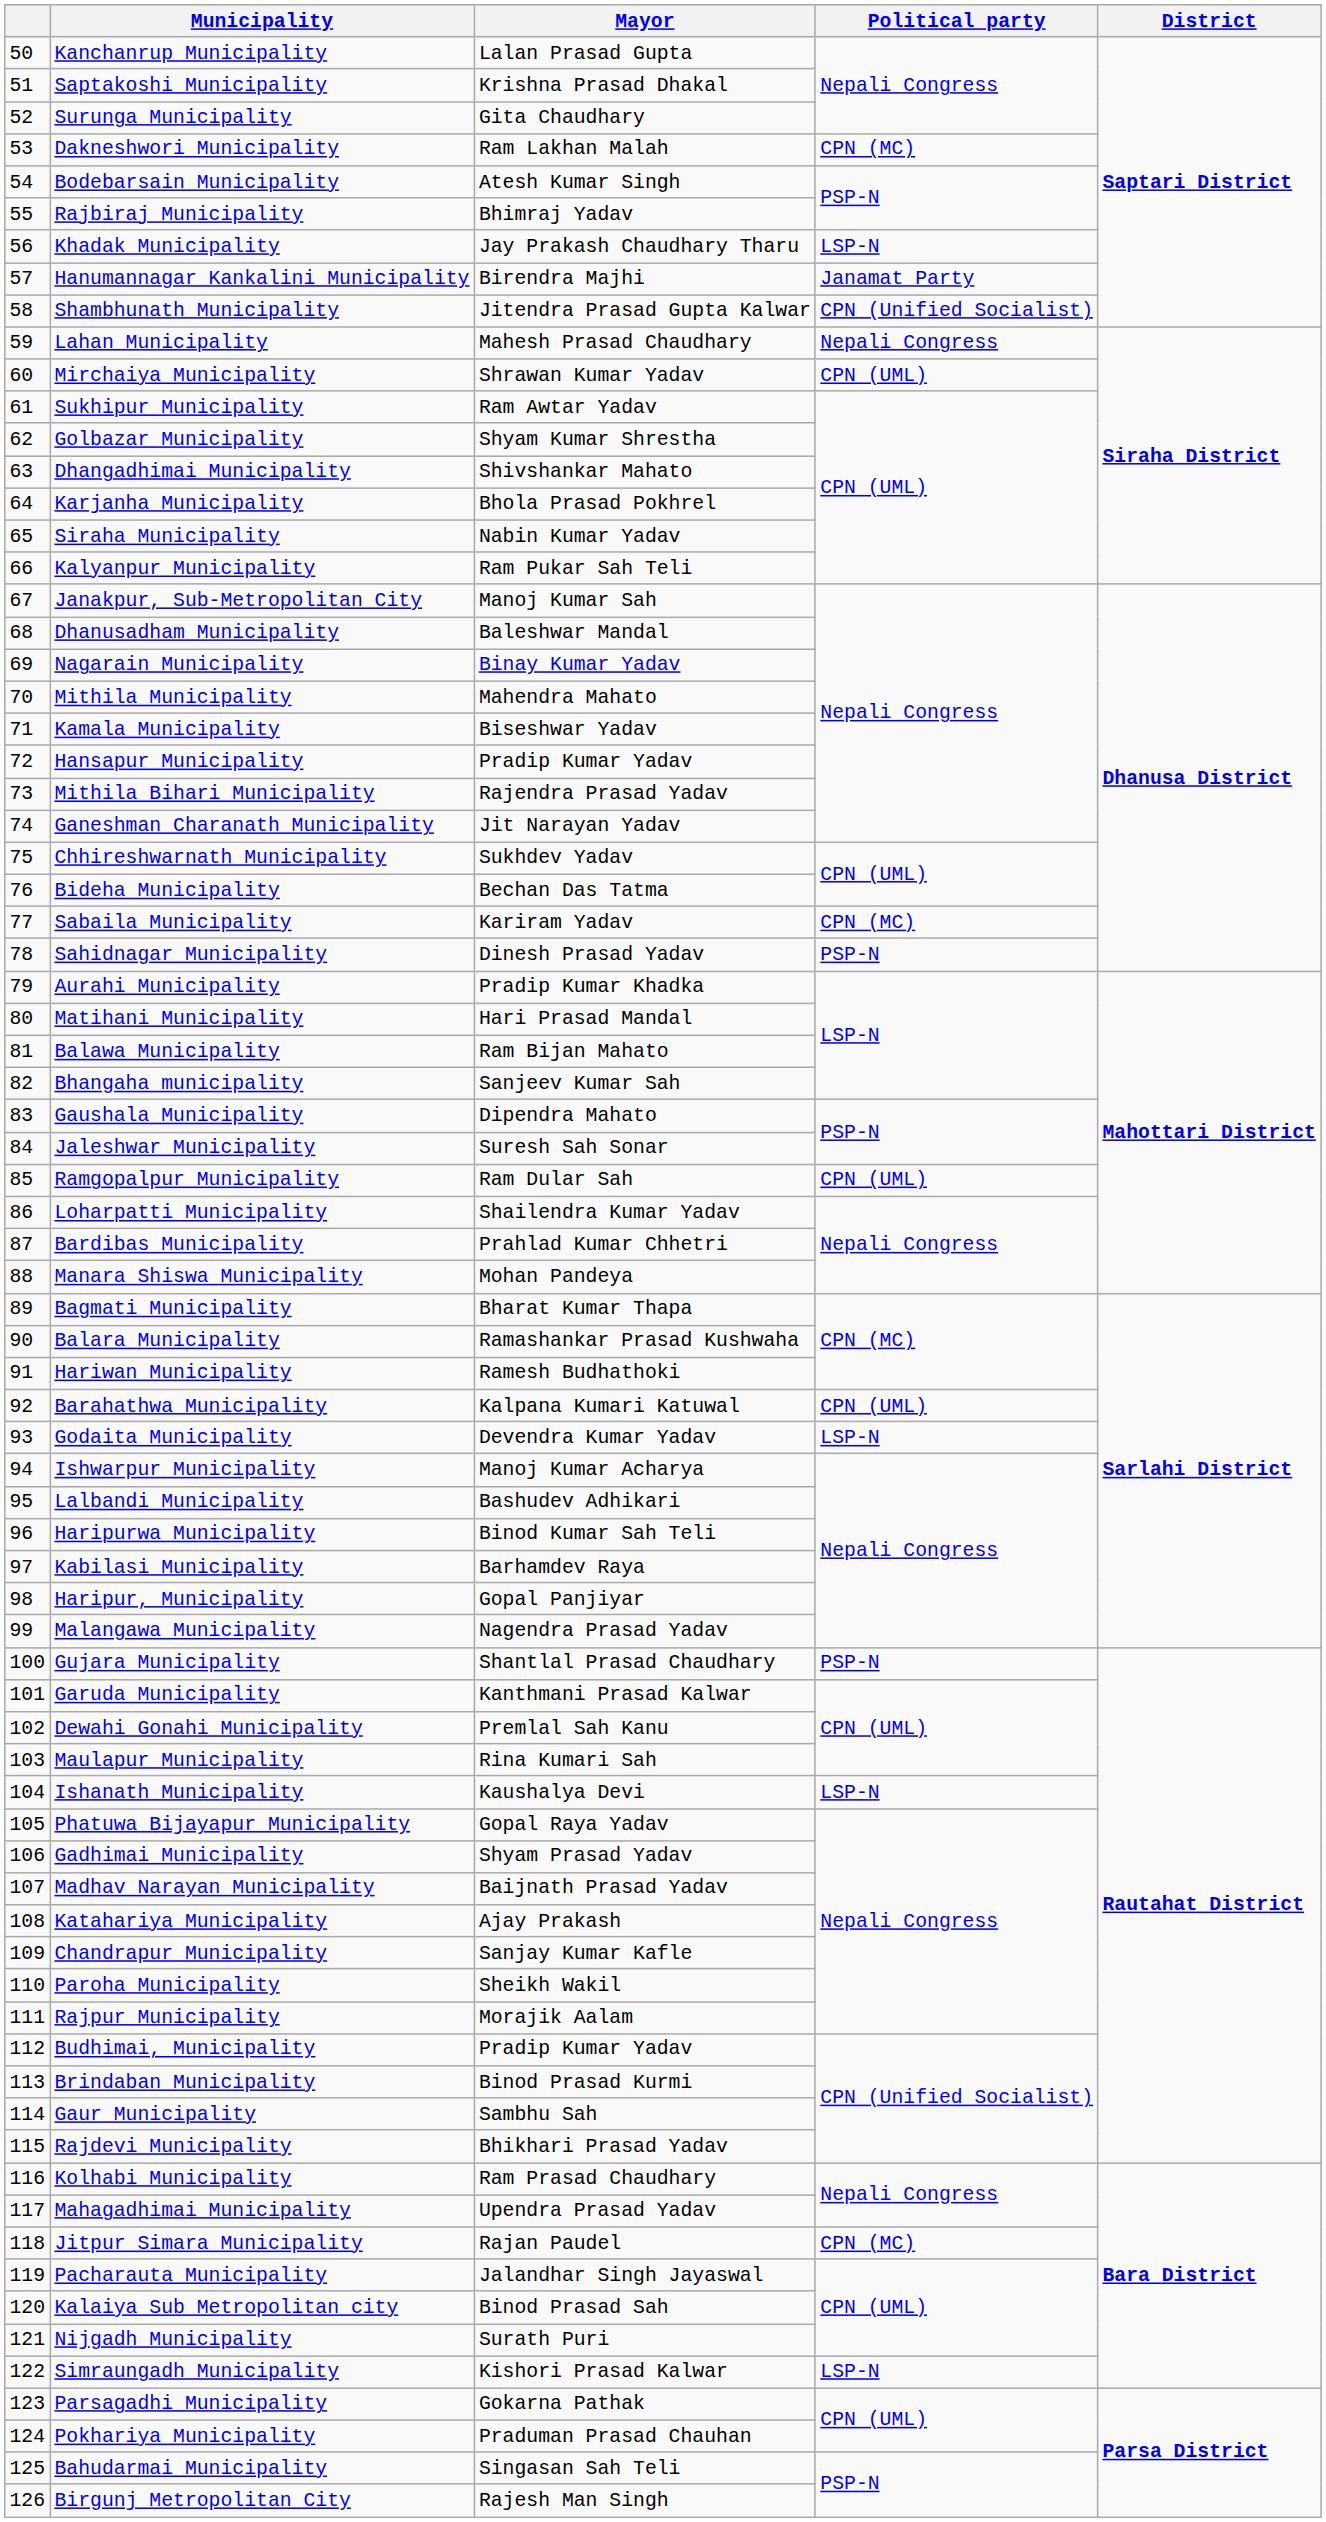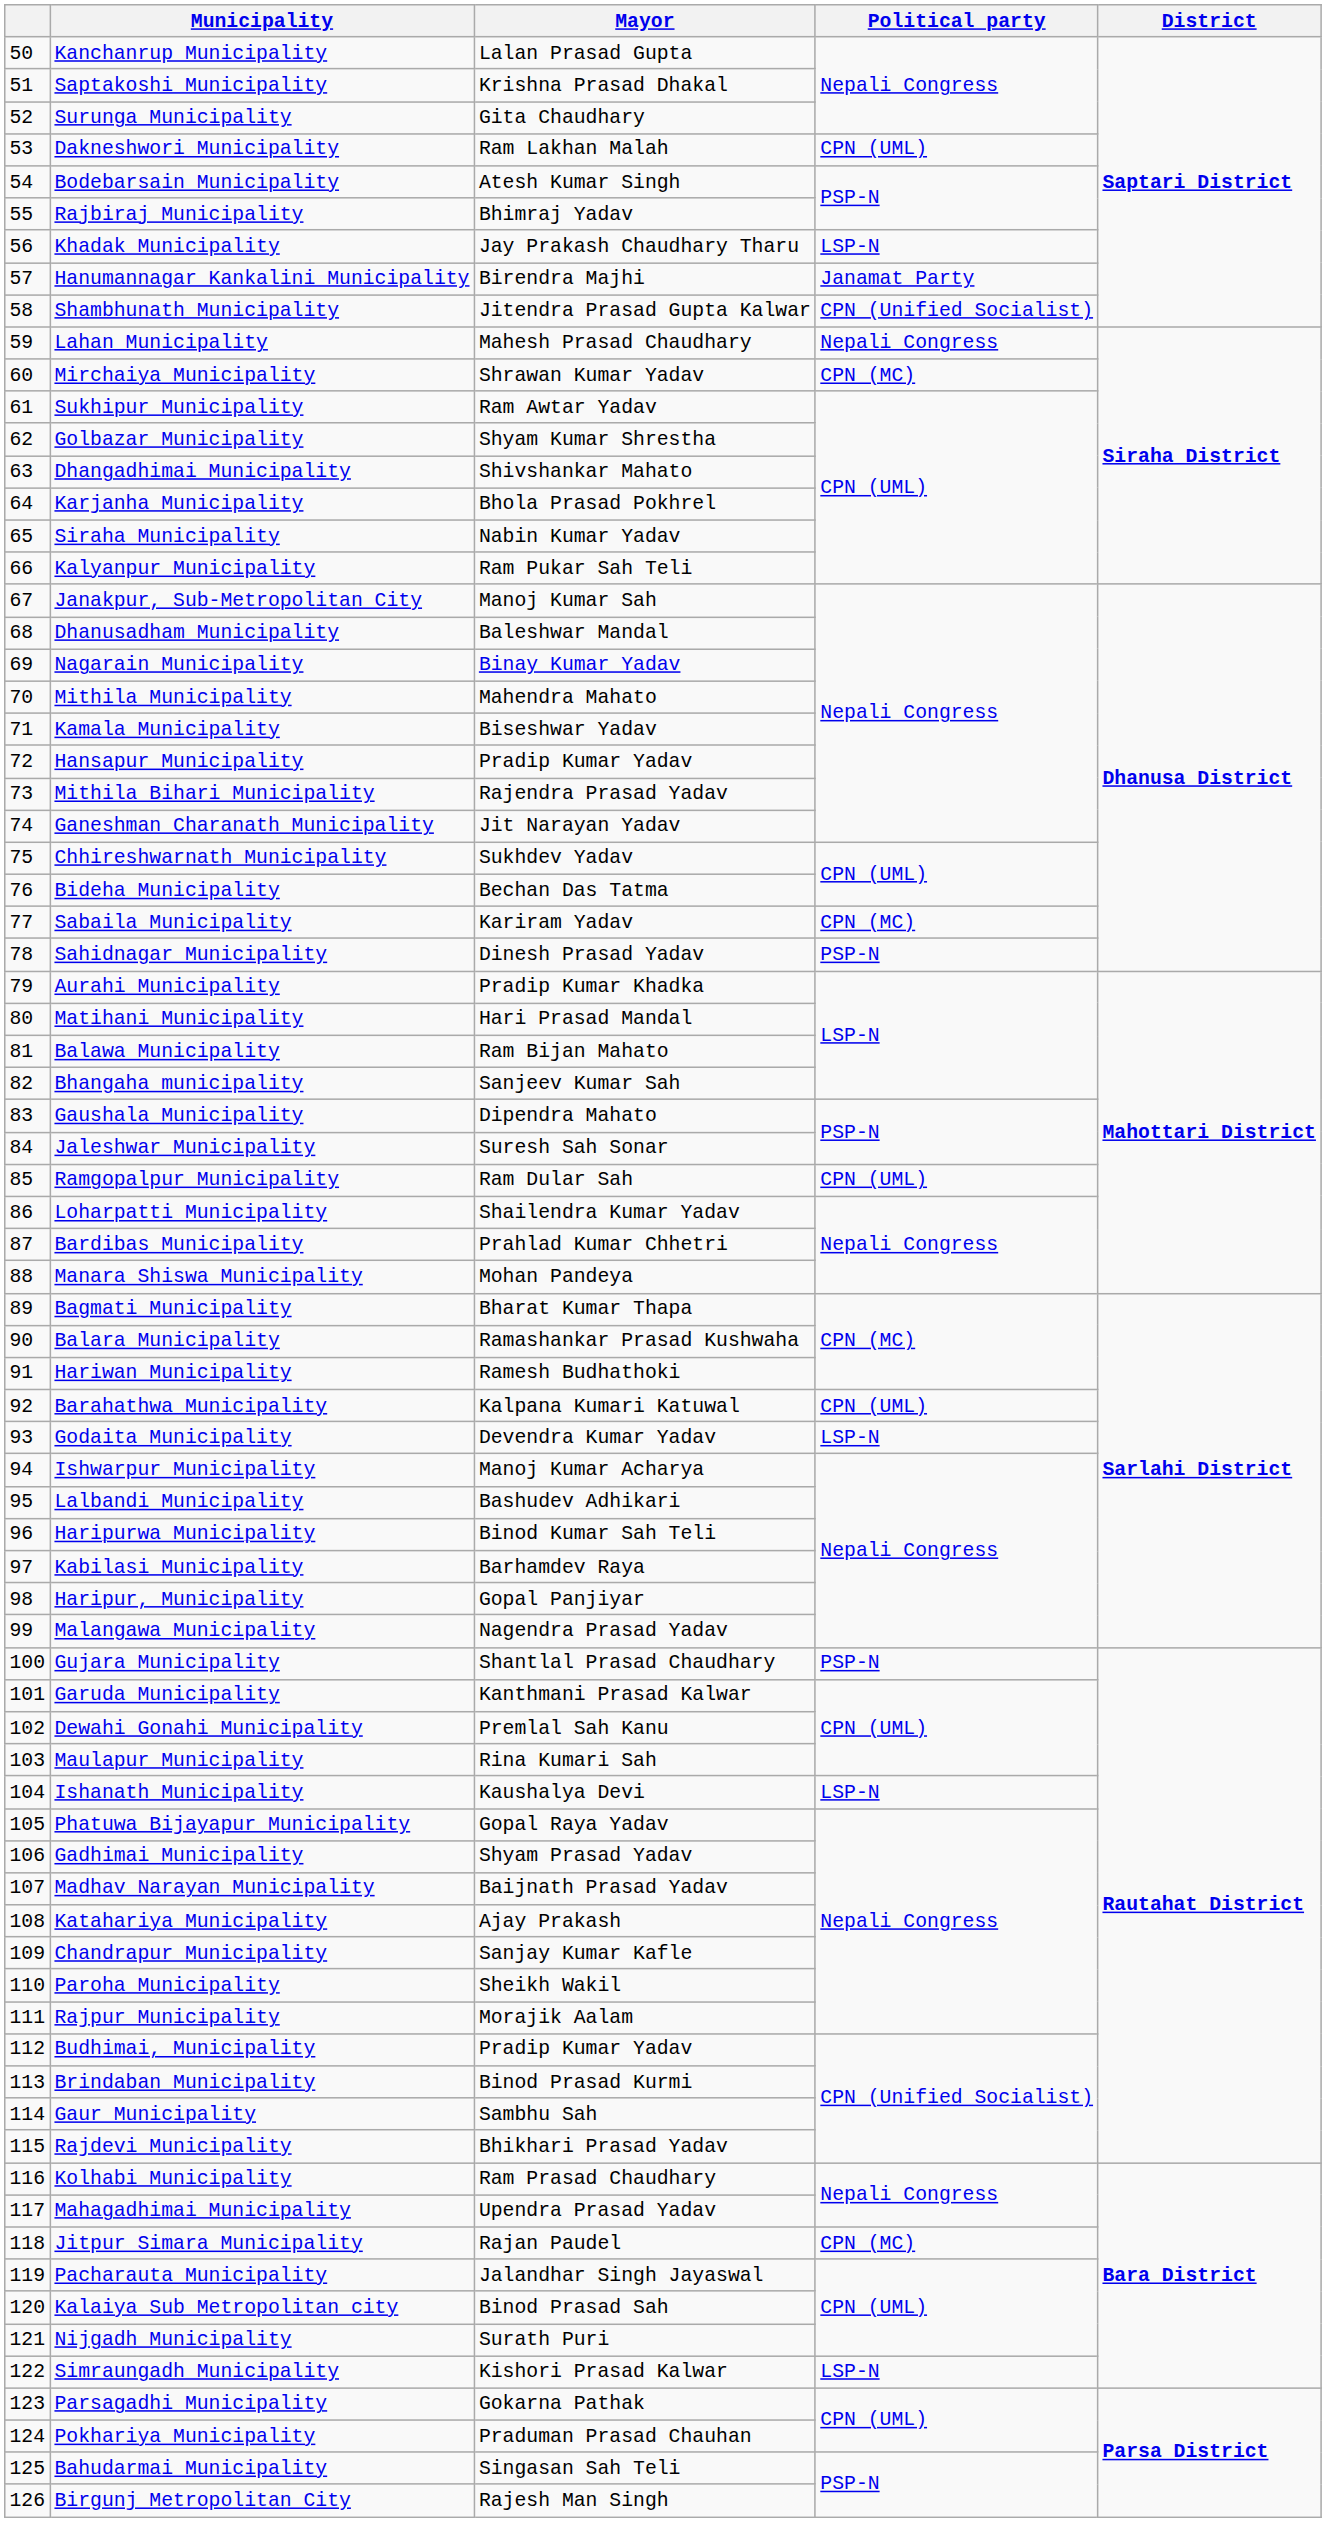(868, 150) CPN (MC) -> (874, 150) CPN (UML)
(874, 375) CPN (UML) -> (868, 375) CPN (MC)
